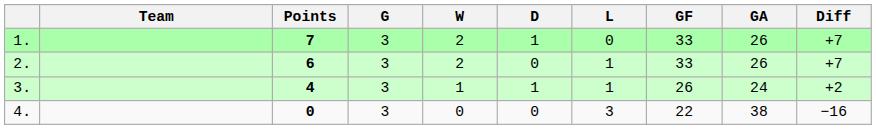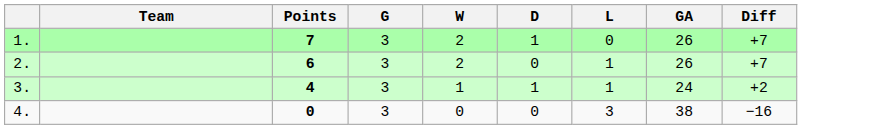- column: (684, 17)
